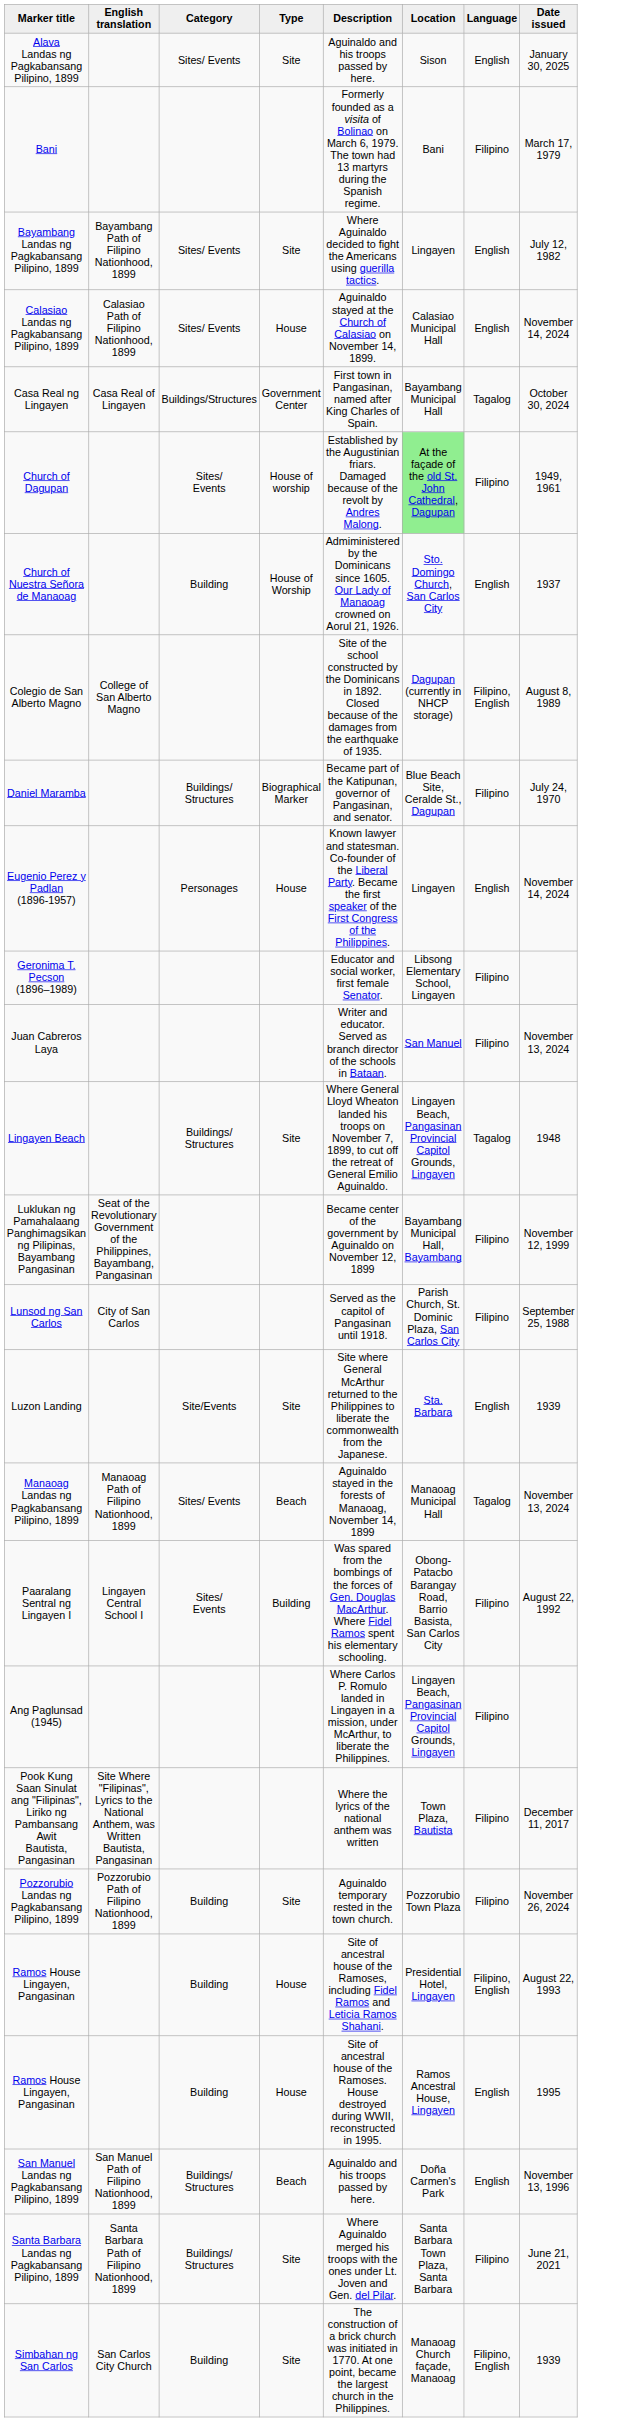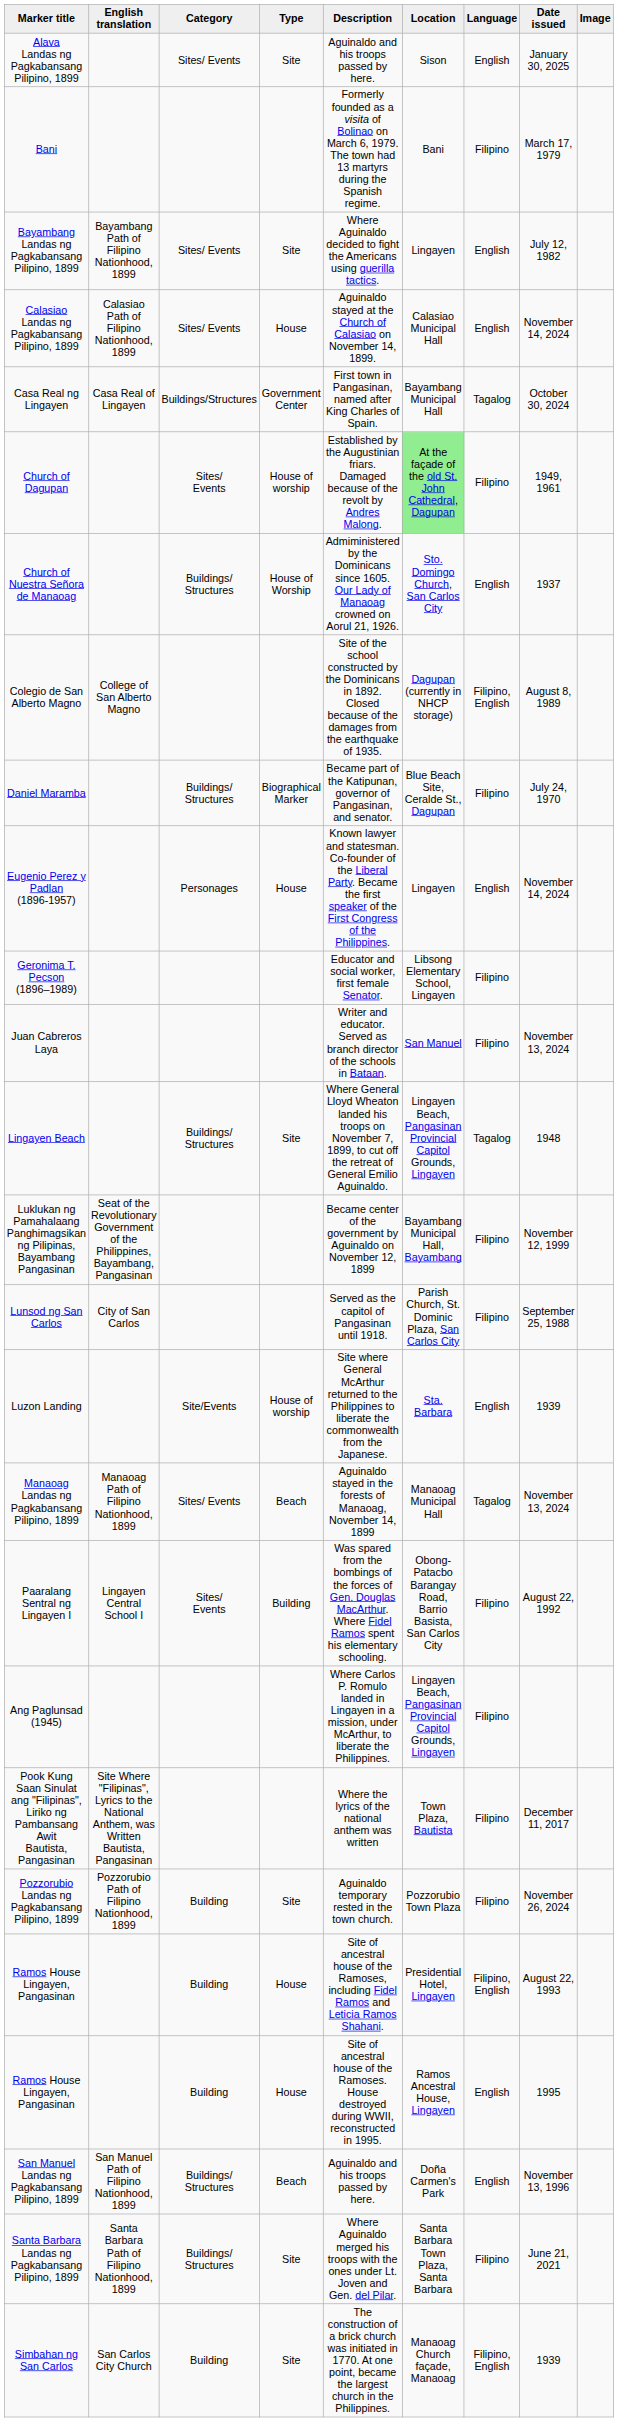+ column: (595, 19)
(209, 584) Building -> (209, 584) Buildings/ Structures
(291, 1406) Site -> (291, 1406) House of worship
